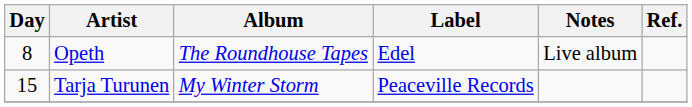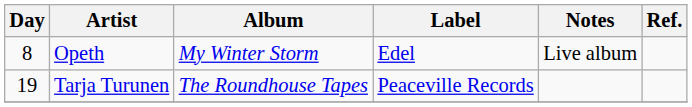(273, 53) The Roundhouse Tapes -> (249, 53) My Winter Storm
(27, 85) 15 -> (27, 85) 19
(249, 85) My Winter Storm -> (273, 85) The Roundhouse Tapes
